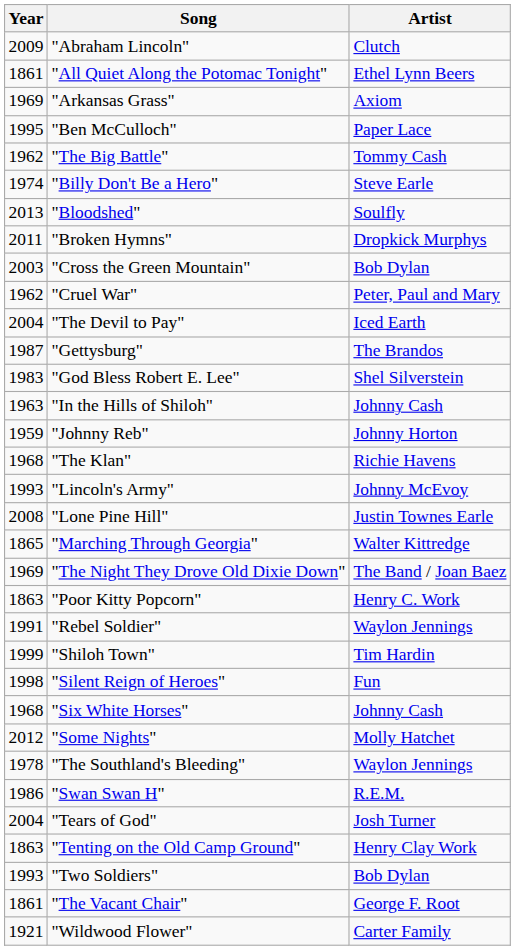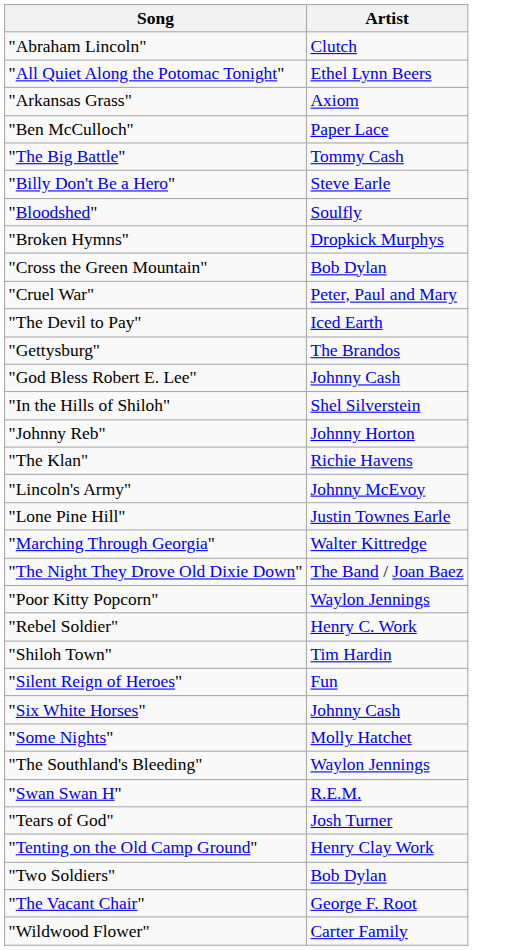- column: (26, 18)
(408, 377) Shel Silverstein -> (355, 377) Johnny Cash
(398, 405) Johnny Cash -> (365, 405) Shel Silverstein
(407, 599) Henry C. Work -> (370, 599) Waylon Jennings
(413, 626) Waylon Jennings -> (364, 626) Henry C. Work
